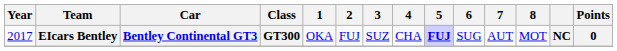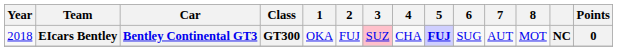(20, 35) 2017 -> (20, 35) 2018
(378, 35) no background -> (378, 35) pink background
